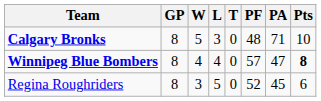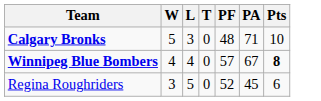- column: (175, 15)
(278, 61) 47 -> (251, 61) 67
